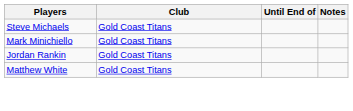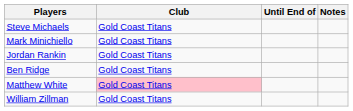+ row: (28, 70)
(135, 70) no background -> (135, 85) pink background
+ row: (37, 99)
